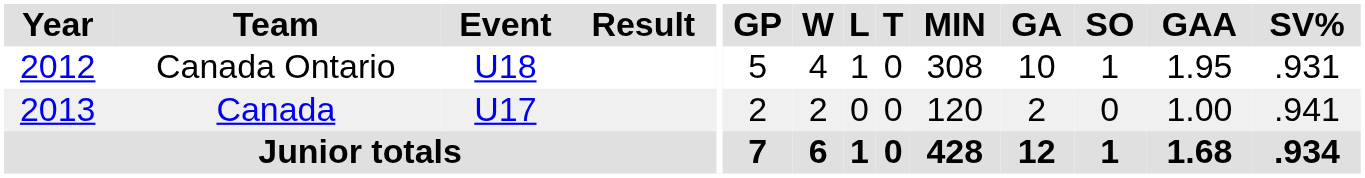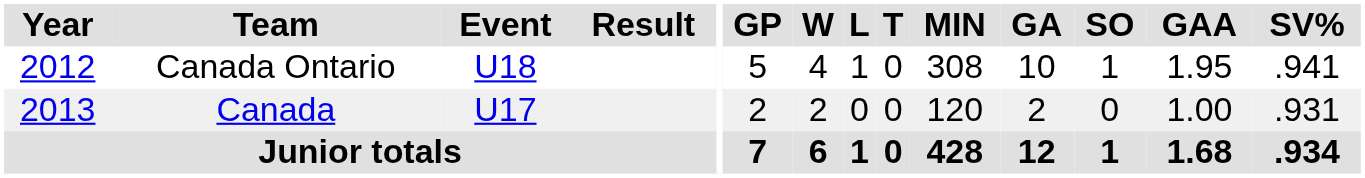(1307, 67) .931 -> (1307, 67) .941
(1307, 109) .941 -> (1307, 109) .931
